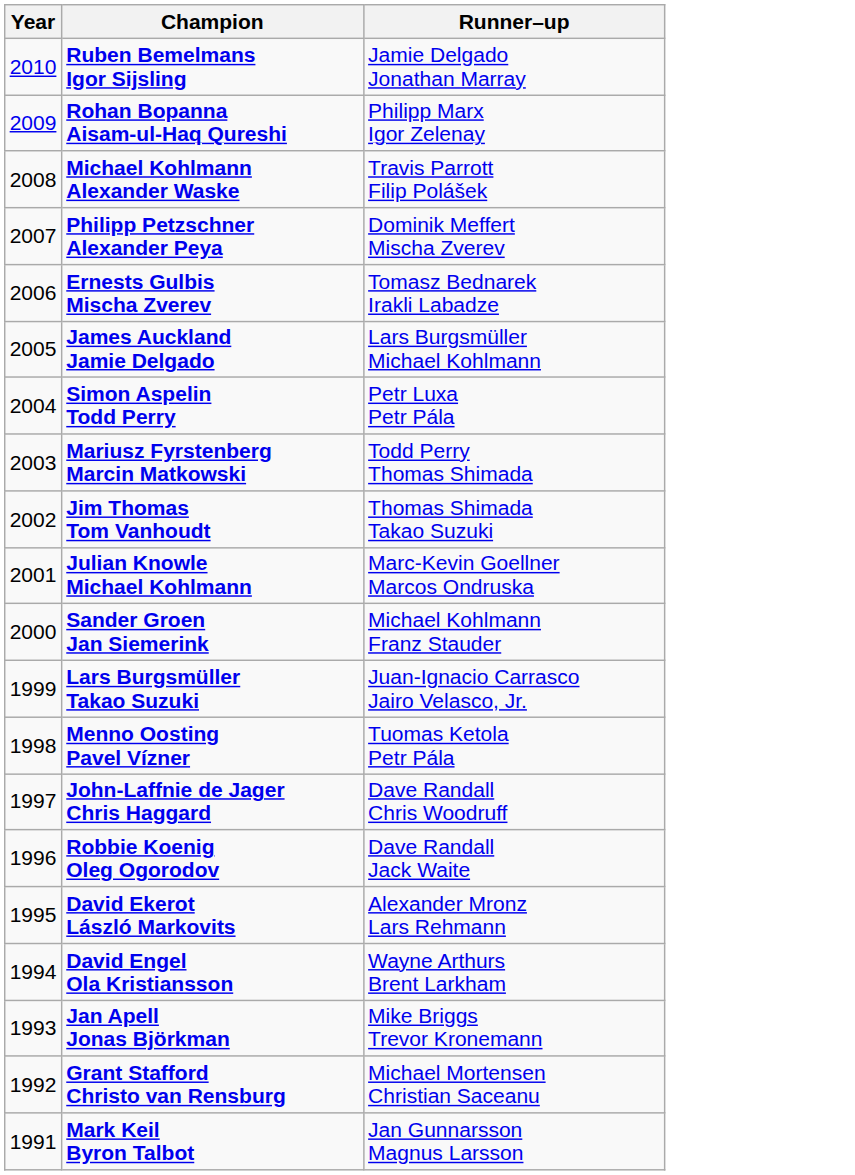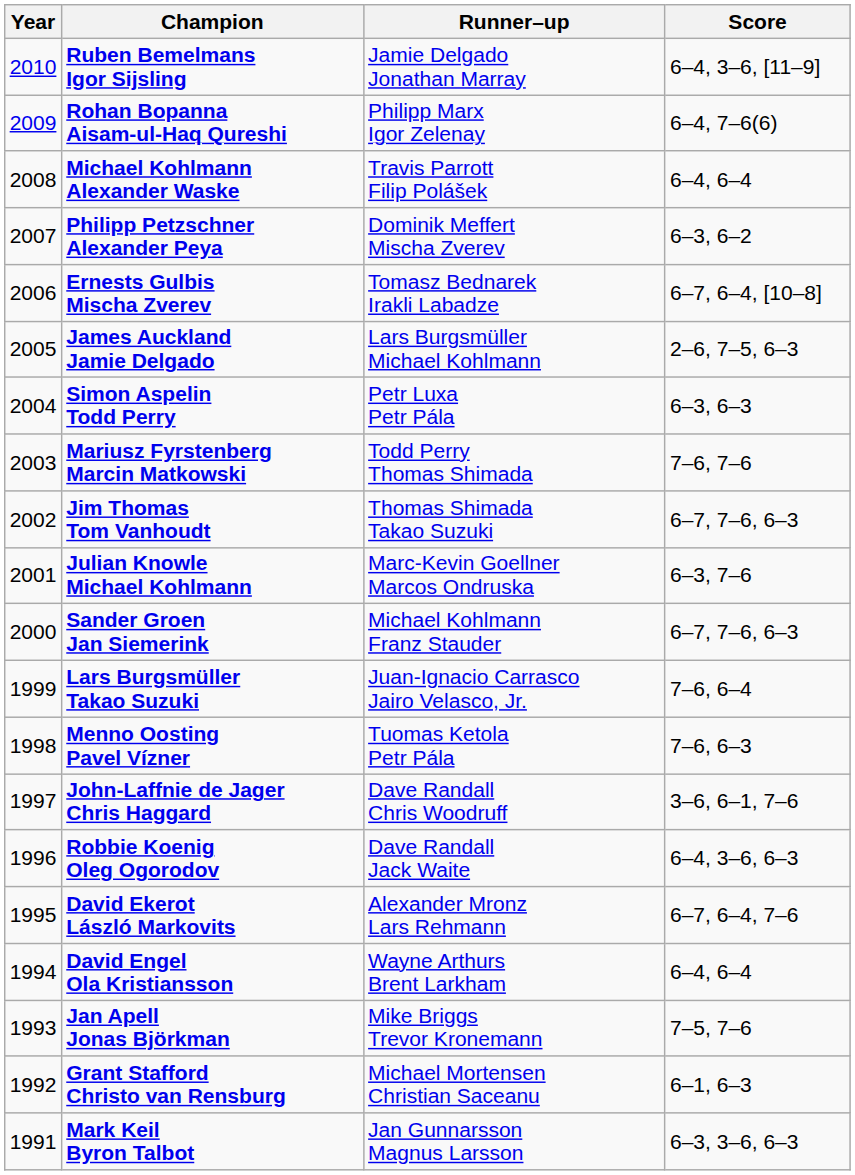+ column: (758, 22)
